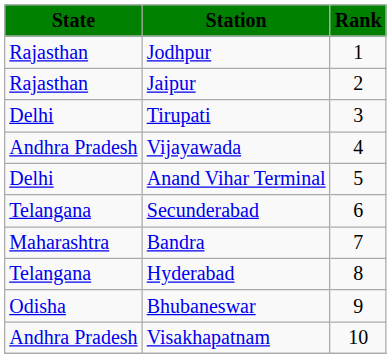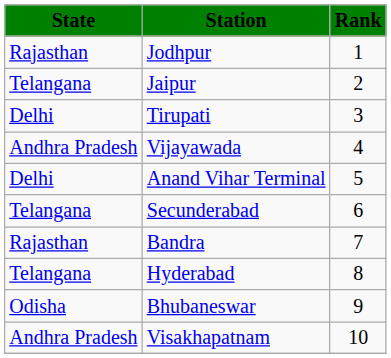(49, 83) Rajasthan -> (50, 83) Telangana
(59, 242) Maharashtra -> (49, 242) Rajasthan
